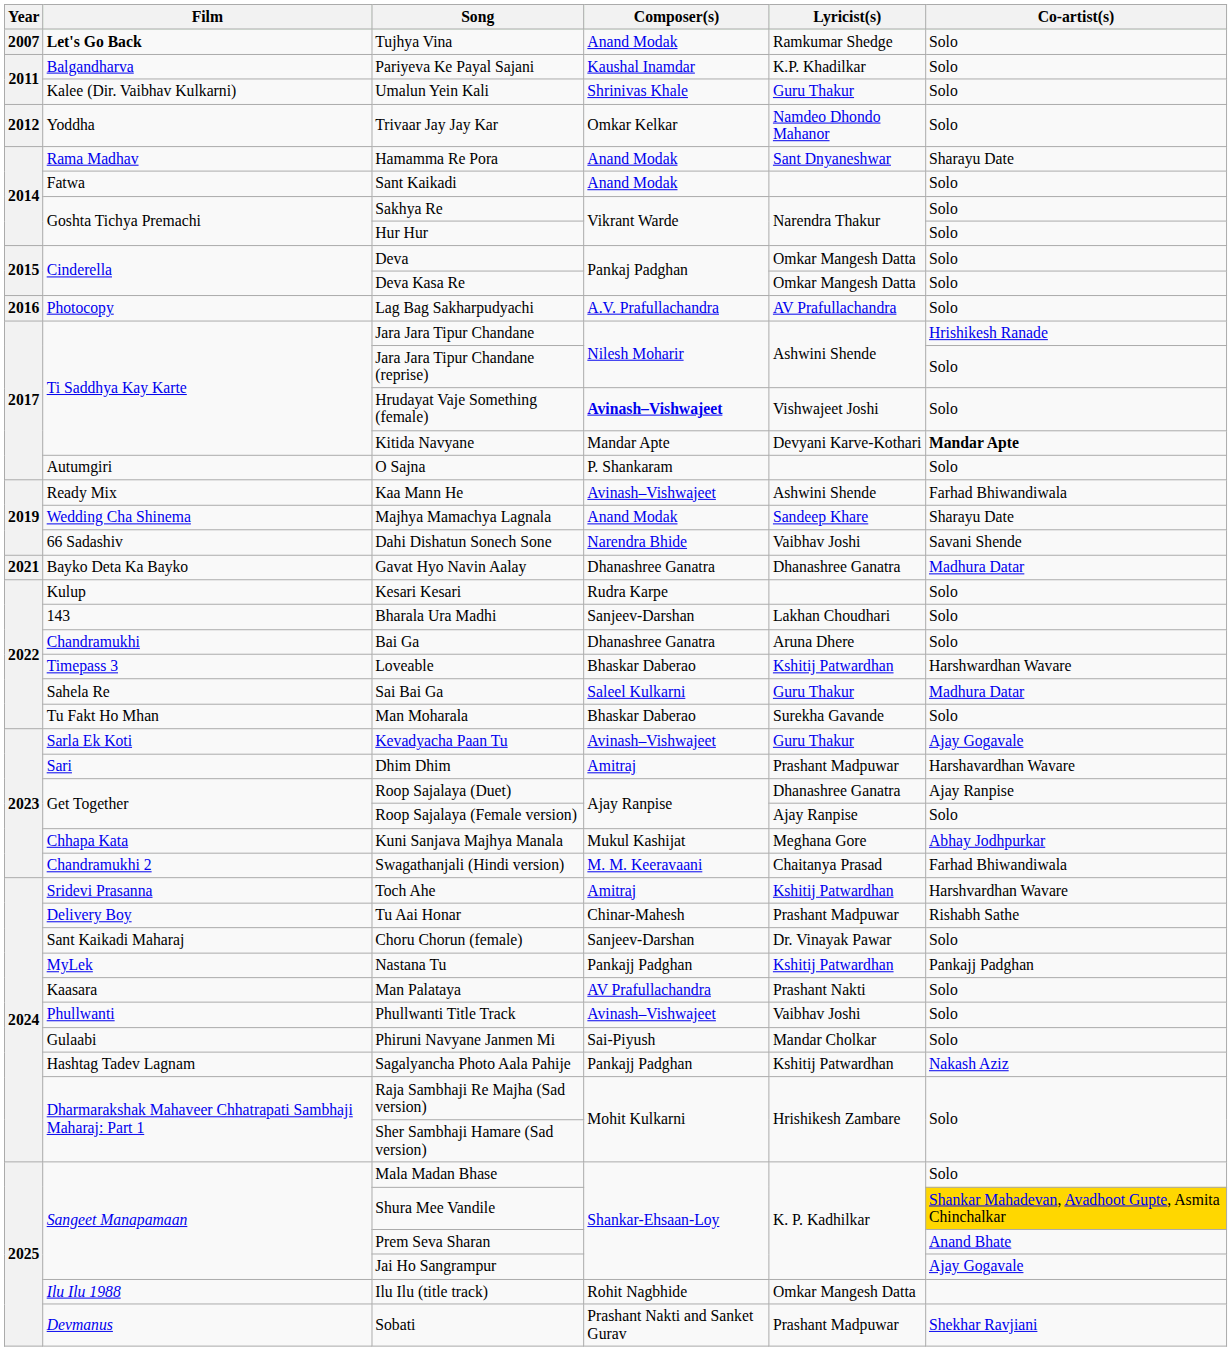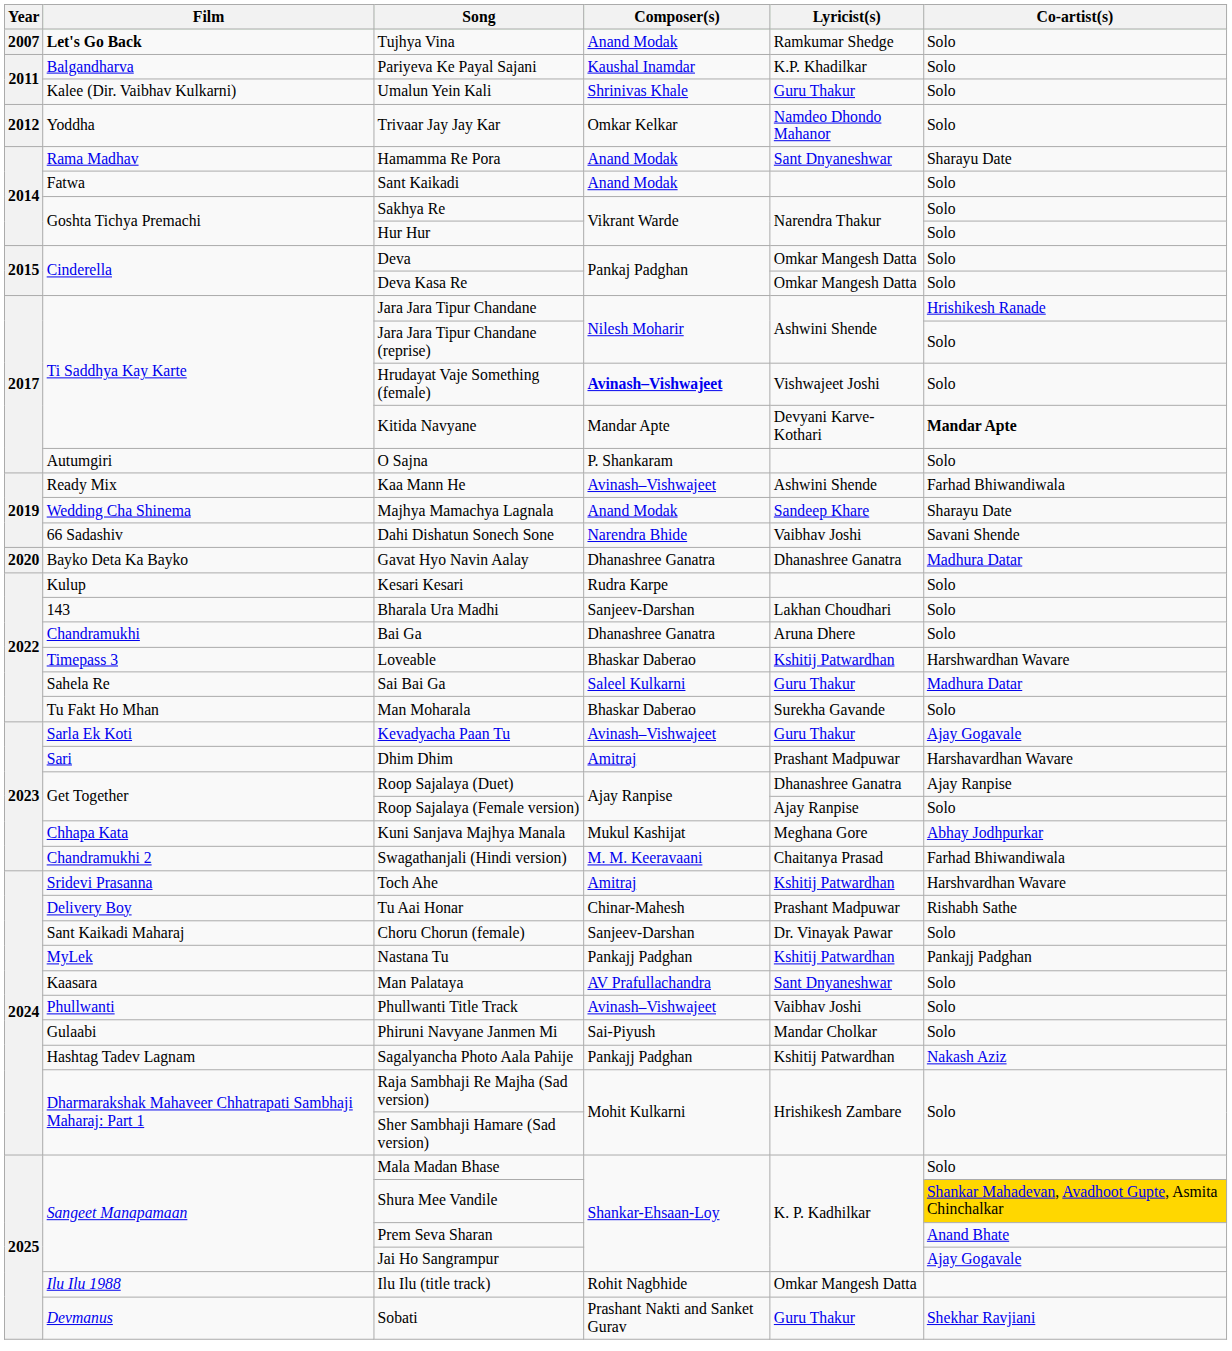- row: (455, 308)
(24, 567) 2021 -> (24, 559) 2020
(819, 989) Prashant Nakti -> (833, 982) Sant Dnyaneshwar
(836, 1325) Prashant Madpuwar -> (814, 1318) Guru Thakur
